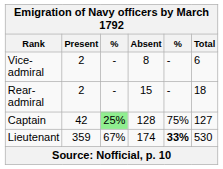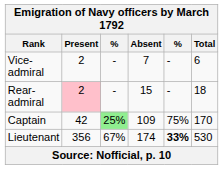(146, 60) 8 -> (146, 60) 7
(81, 90) no background -> (81, 90) pink background
(146, 120) 128 -> (146, 120) 109
(203, 120) 127 -> (203, 120) 170
(81, 138) 359 -> (81, 138) 356
